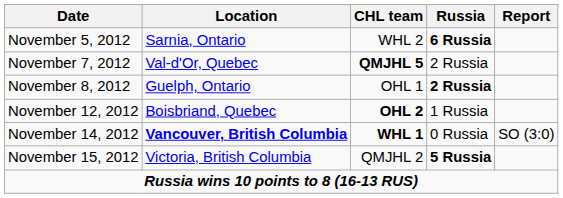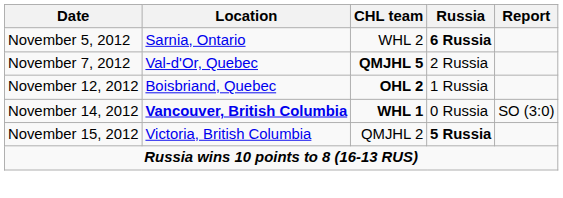- row: (69, 87)
